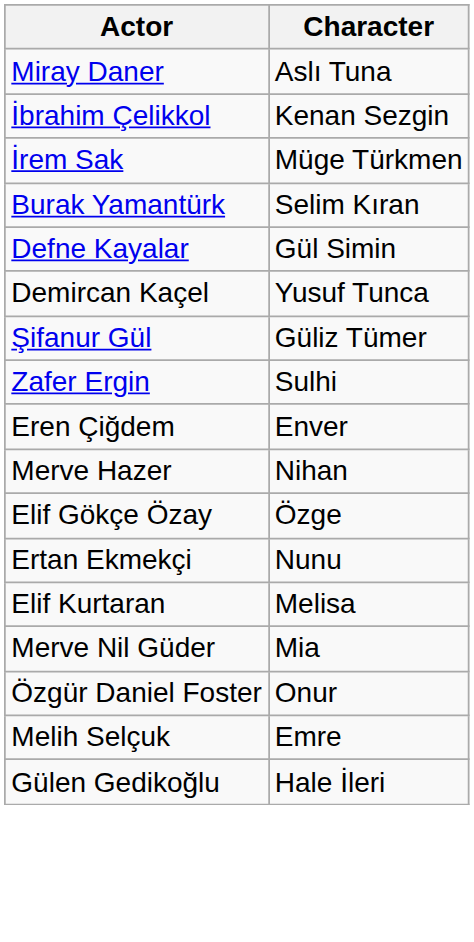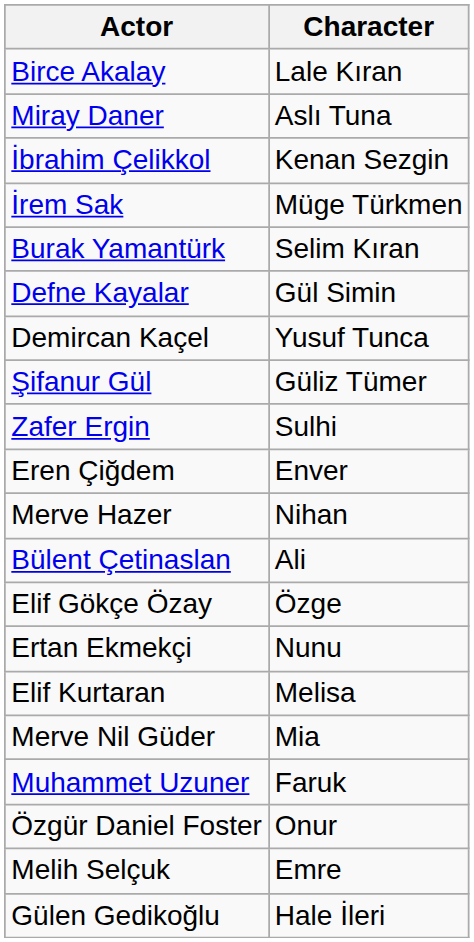+ row: (88, 71)
+ row: (121, 559)
+ row: (130, 781)
